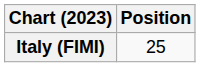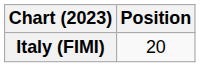(156, 47) 25 -> (156, 47) 20
